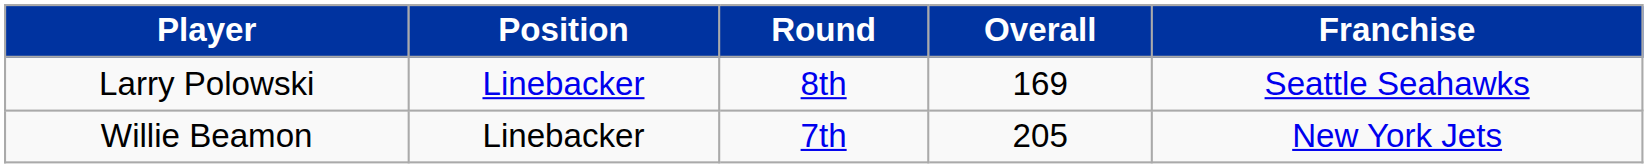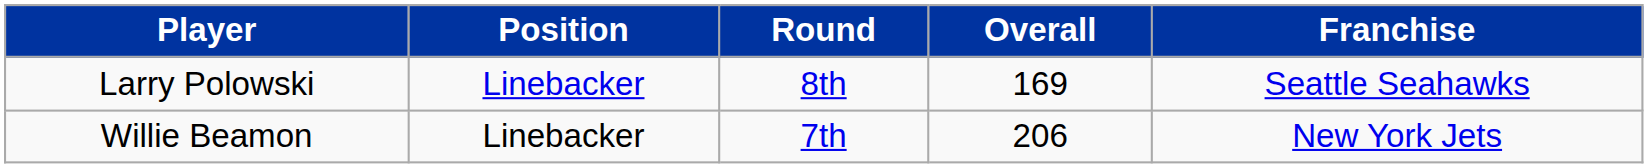(1040, 135) 205 -> (1040, 135) 206
